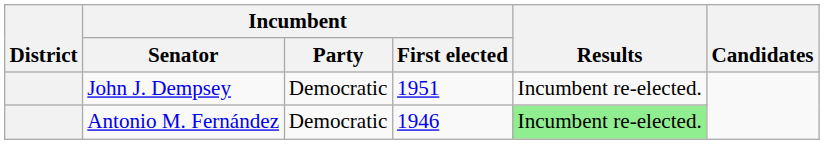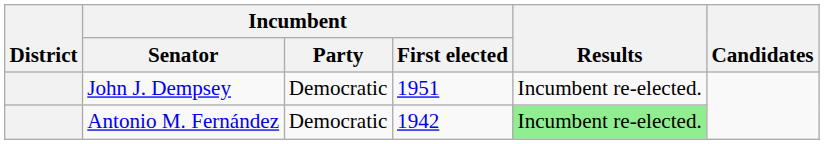(418, 121) 1946 -> (418, 121) 1942
